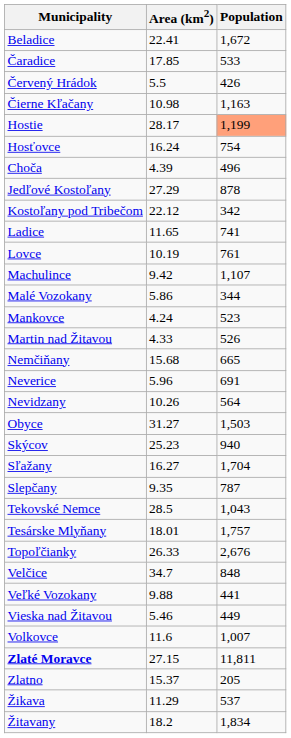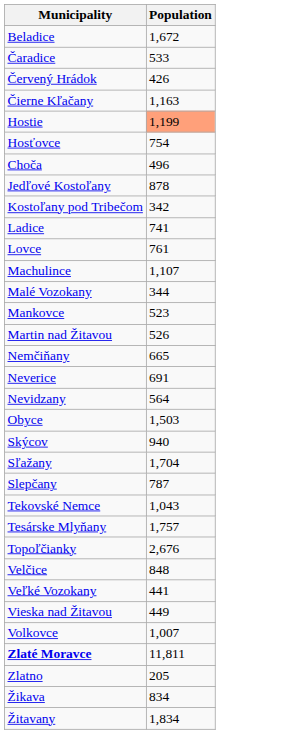- column: (181, 16)
(230, 700) 537 -> (159, 697) 834
